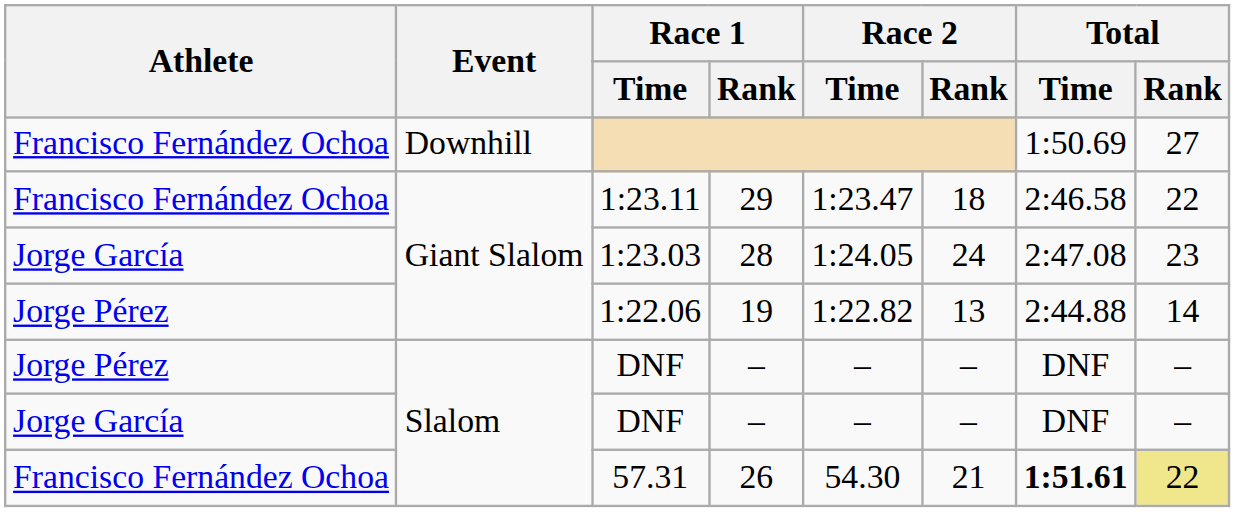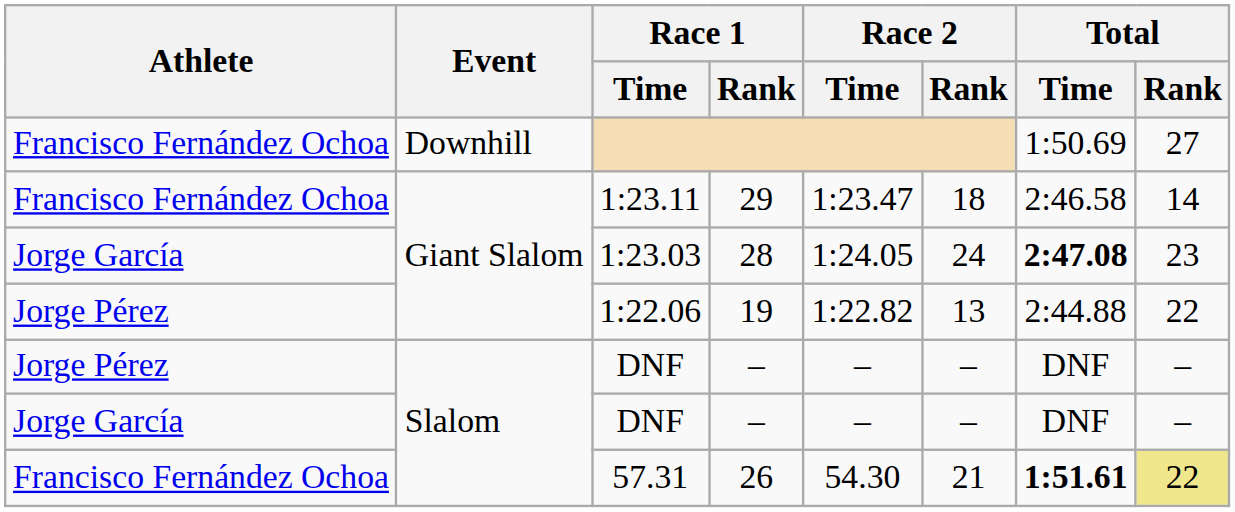(1183, 199) 22 -> (1183, 199) 14
(1076, 254) normal -> (1076, 254) bold
(1183, 310) 14 -> (1183, 310) 22
